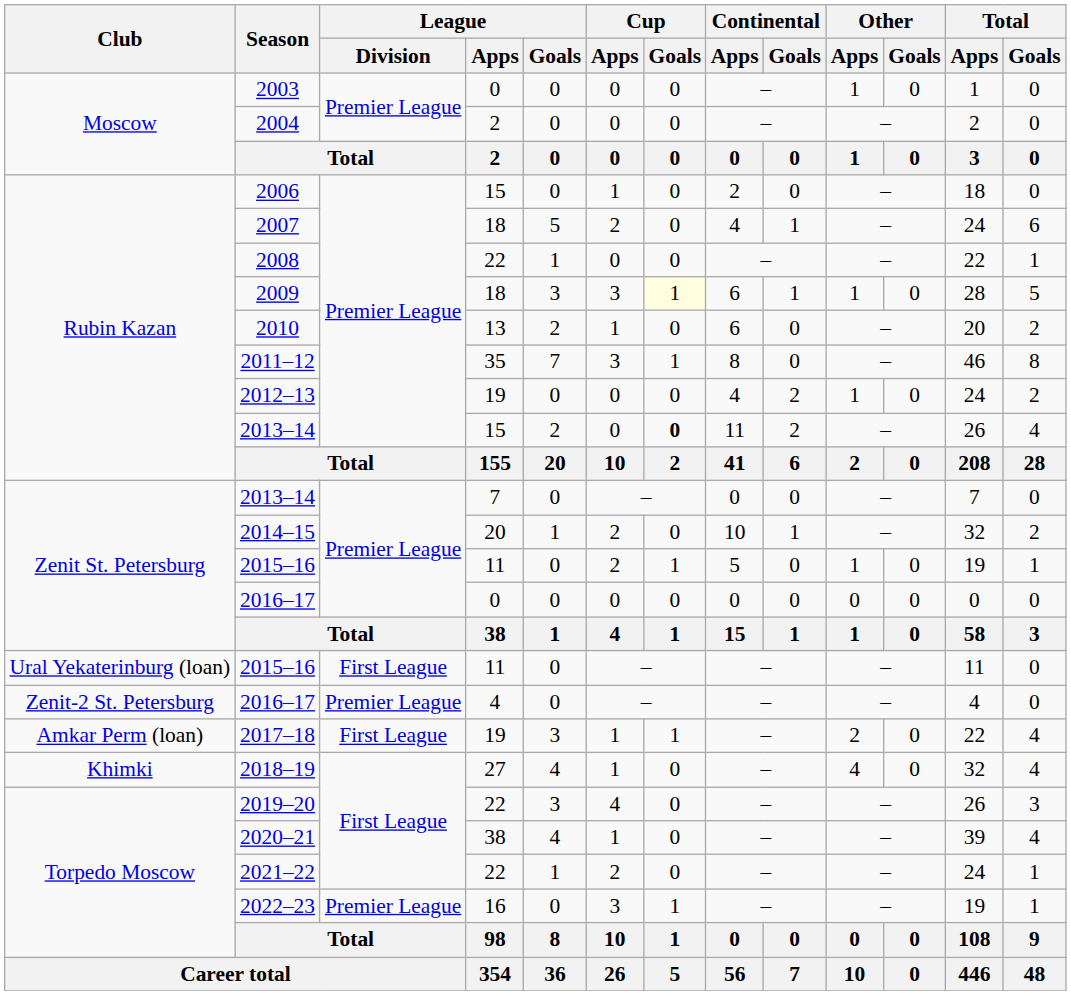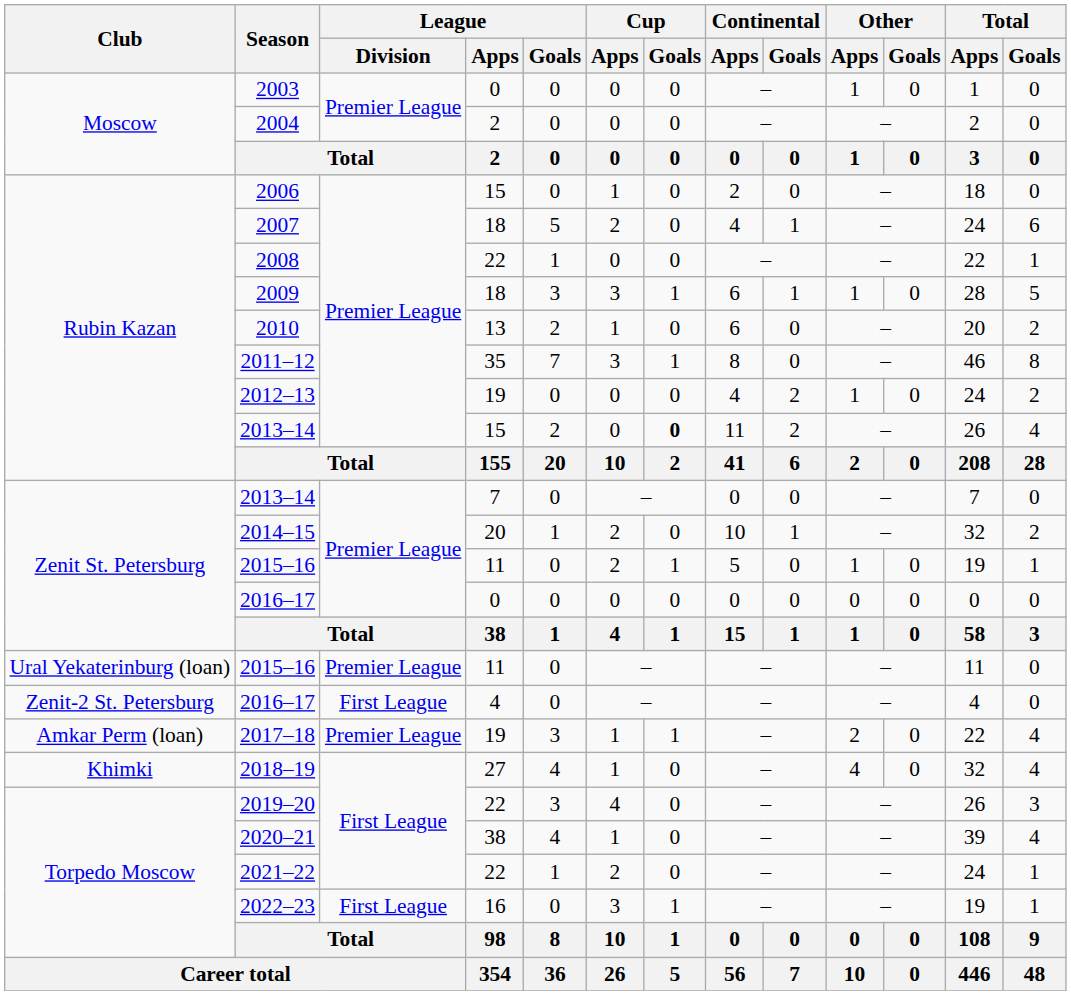(675, 293) lightyellow background -> (675, 293) no background
(393, 667) First League -> (393, 667) Premier League
(393, 701) Premier League -> (393, 701) First League
(393, 735) First League -> (393, 735) Premier League
(393, 905) Premier League -> (393, 905) First League
